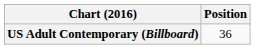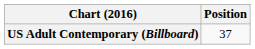(226, 34) 36 -> (226, 34) 37
